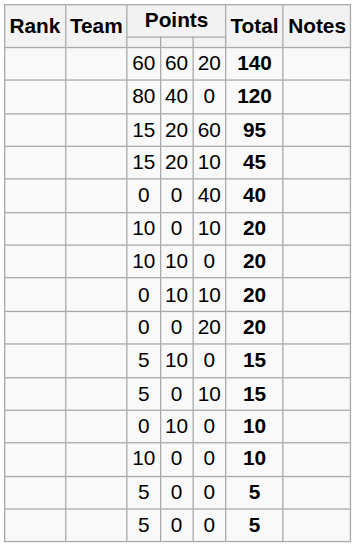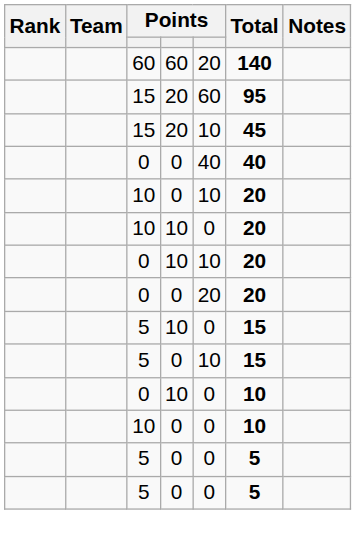- row: (144, 96)
